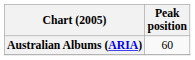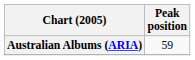(167, 45) 60 -> (167, 45) 59
